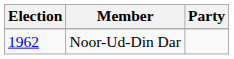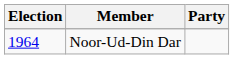(24, 41) 1962 -> (24, 41) 1964
